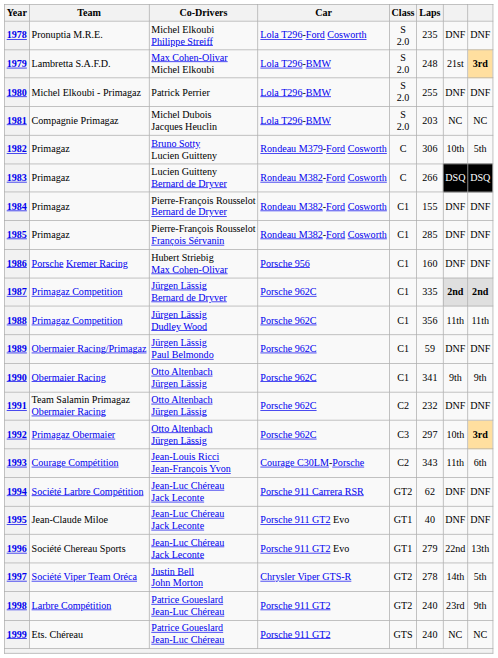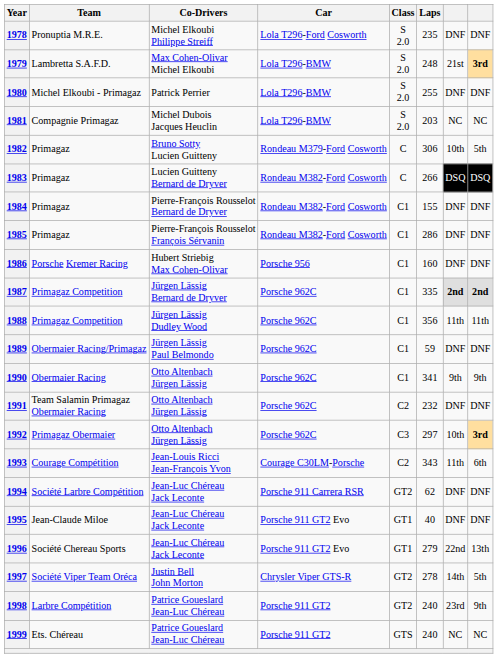(430, 235) 285 -> (430, 235) 286
